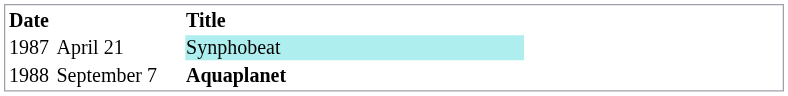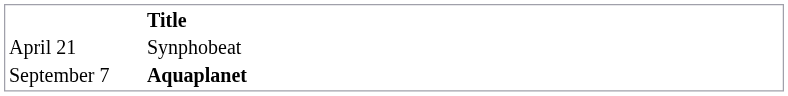- column: (29, 20)
(233, 47) paleturquoise background -> (194, 47) no background
